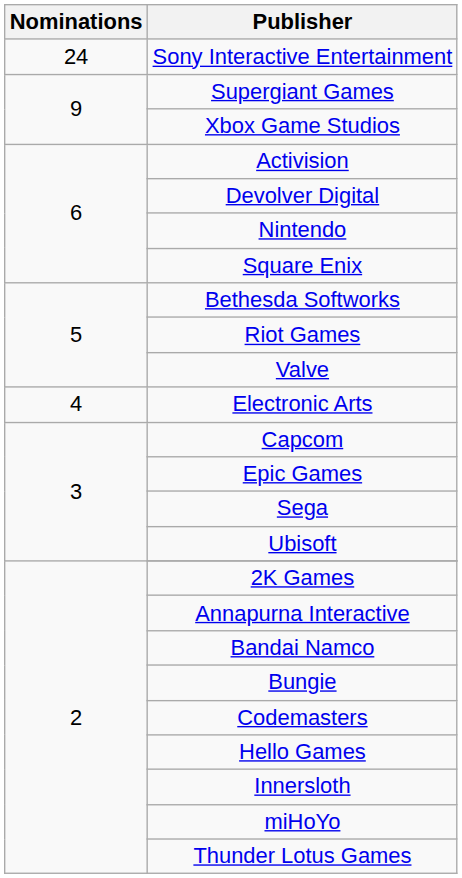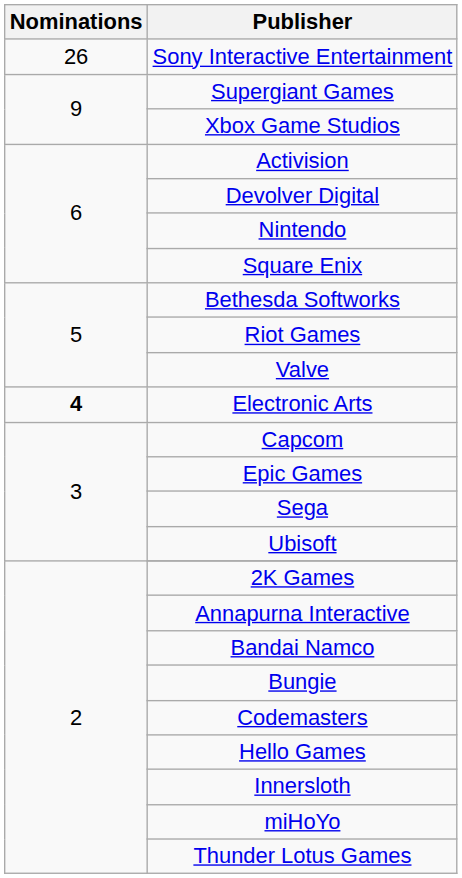(76, 56) 24 -> (76, 56) 26
(76, 404) normal -> (76, 404) bold
